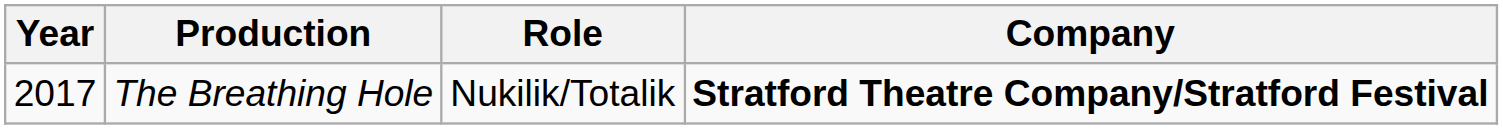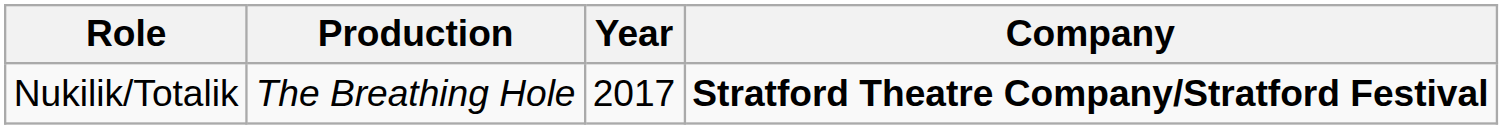columns swapped: (55, 33) <-> (563, 33)
